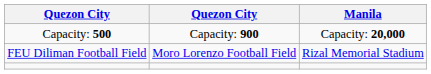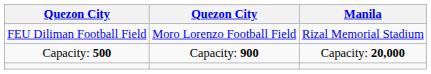rows swapped: (77, 53) <-> (77, 33)
